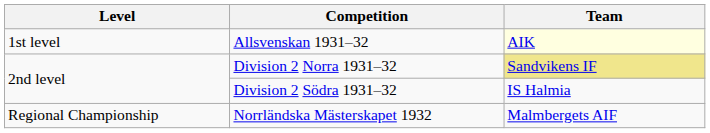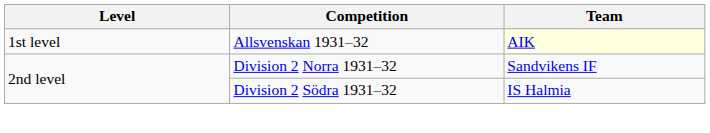(552, 66) khaki background -> (552, 66) no background
- row: (333, 115)
